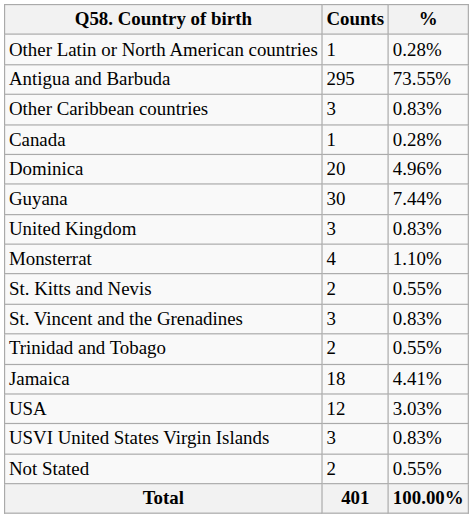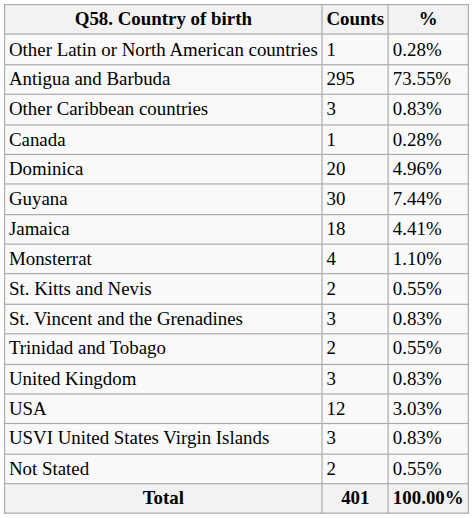rows swapped: (39, 378) <-> (73, 229)
